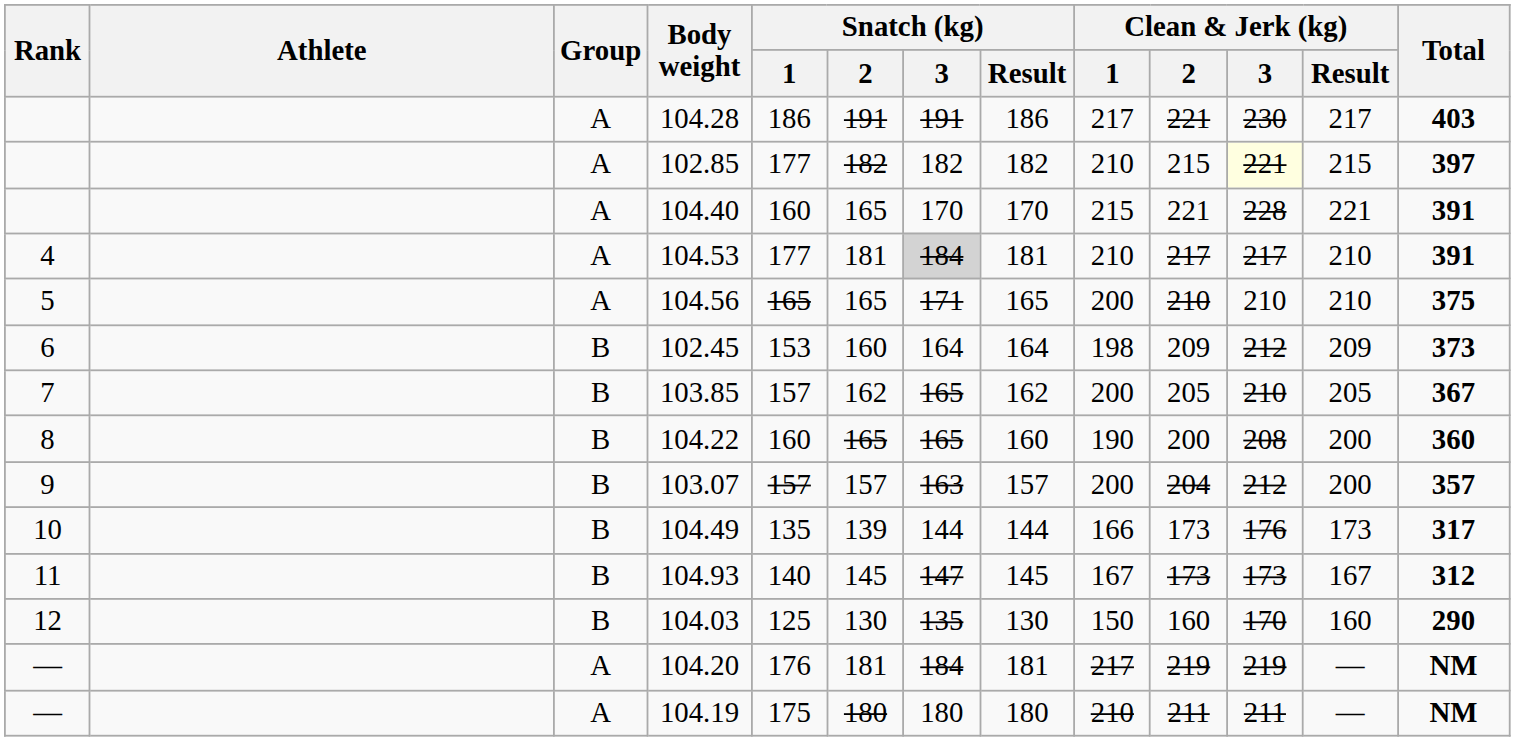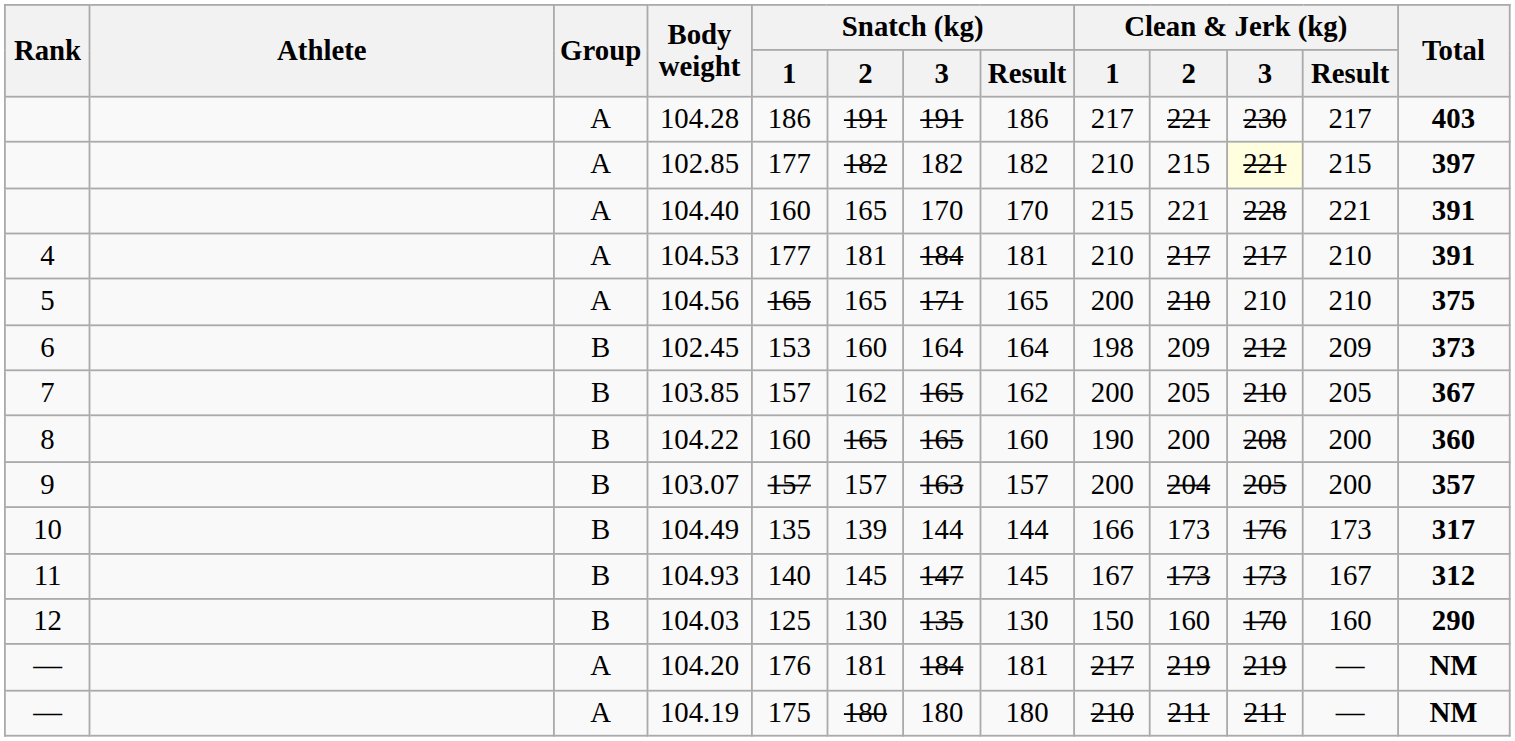(942, 255) lightgrey background -> (942, 255) no background
(1265, 484) 212 -> (1265, 484) 205
